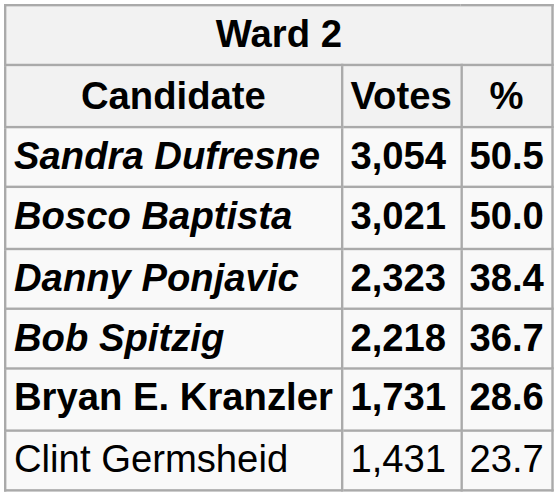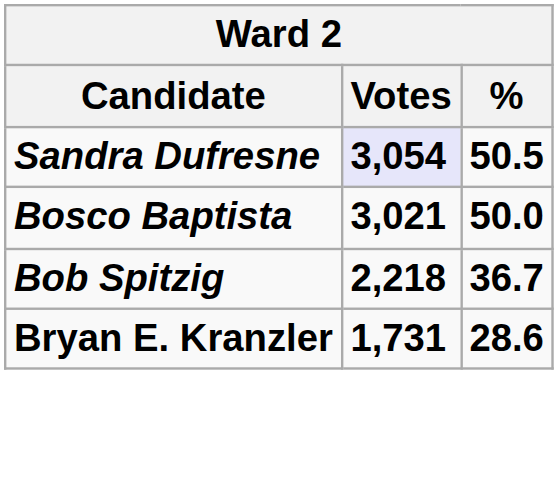(398, 156) no background -> (398, 156) lavender background
- row: (156, 277)
- row: (151, 459)
